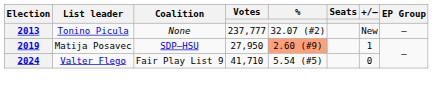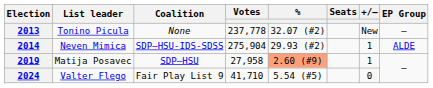(247, 31) 237,777 -> (247, 31) 237,778
+ row: (28, 46)
(247, 46) 27,950 -> (247, 61) 27,958
